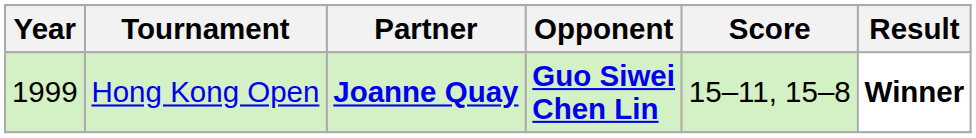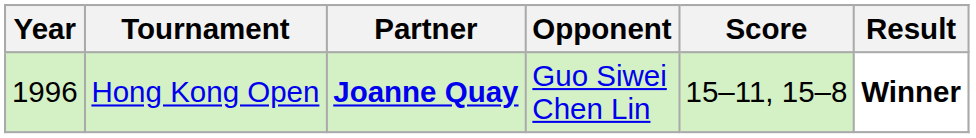(45, 92) 1999 -> (45, 92) 1996
(604, 92) bold -> (600, 92) normal
